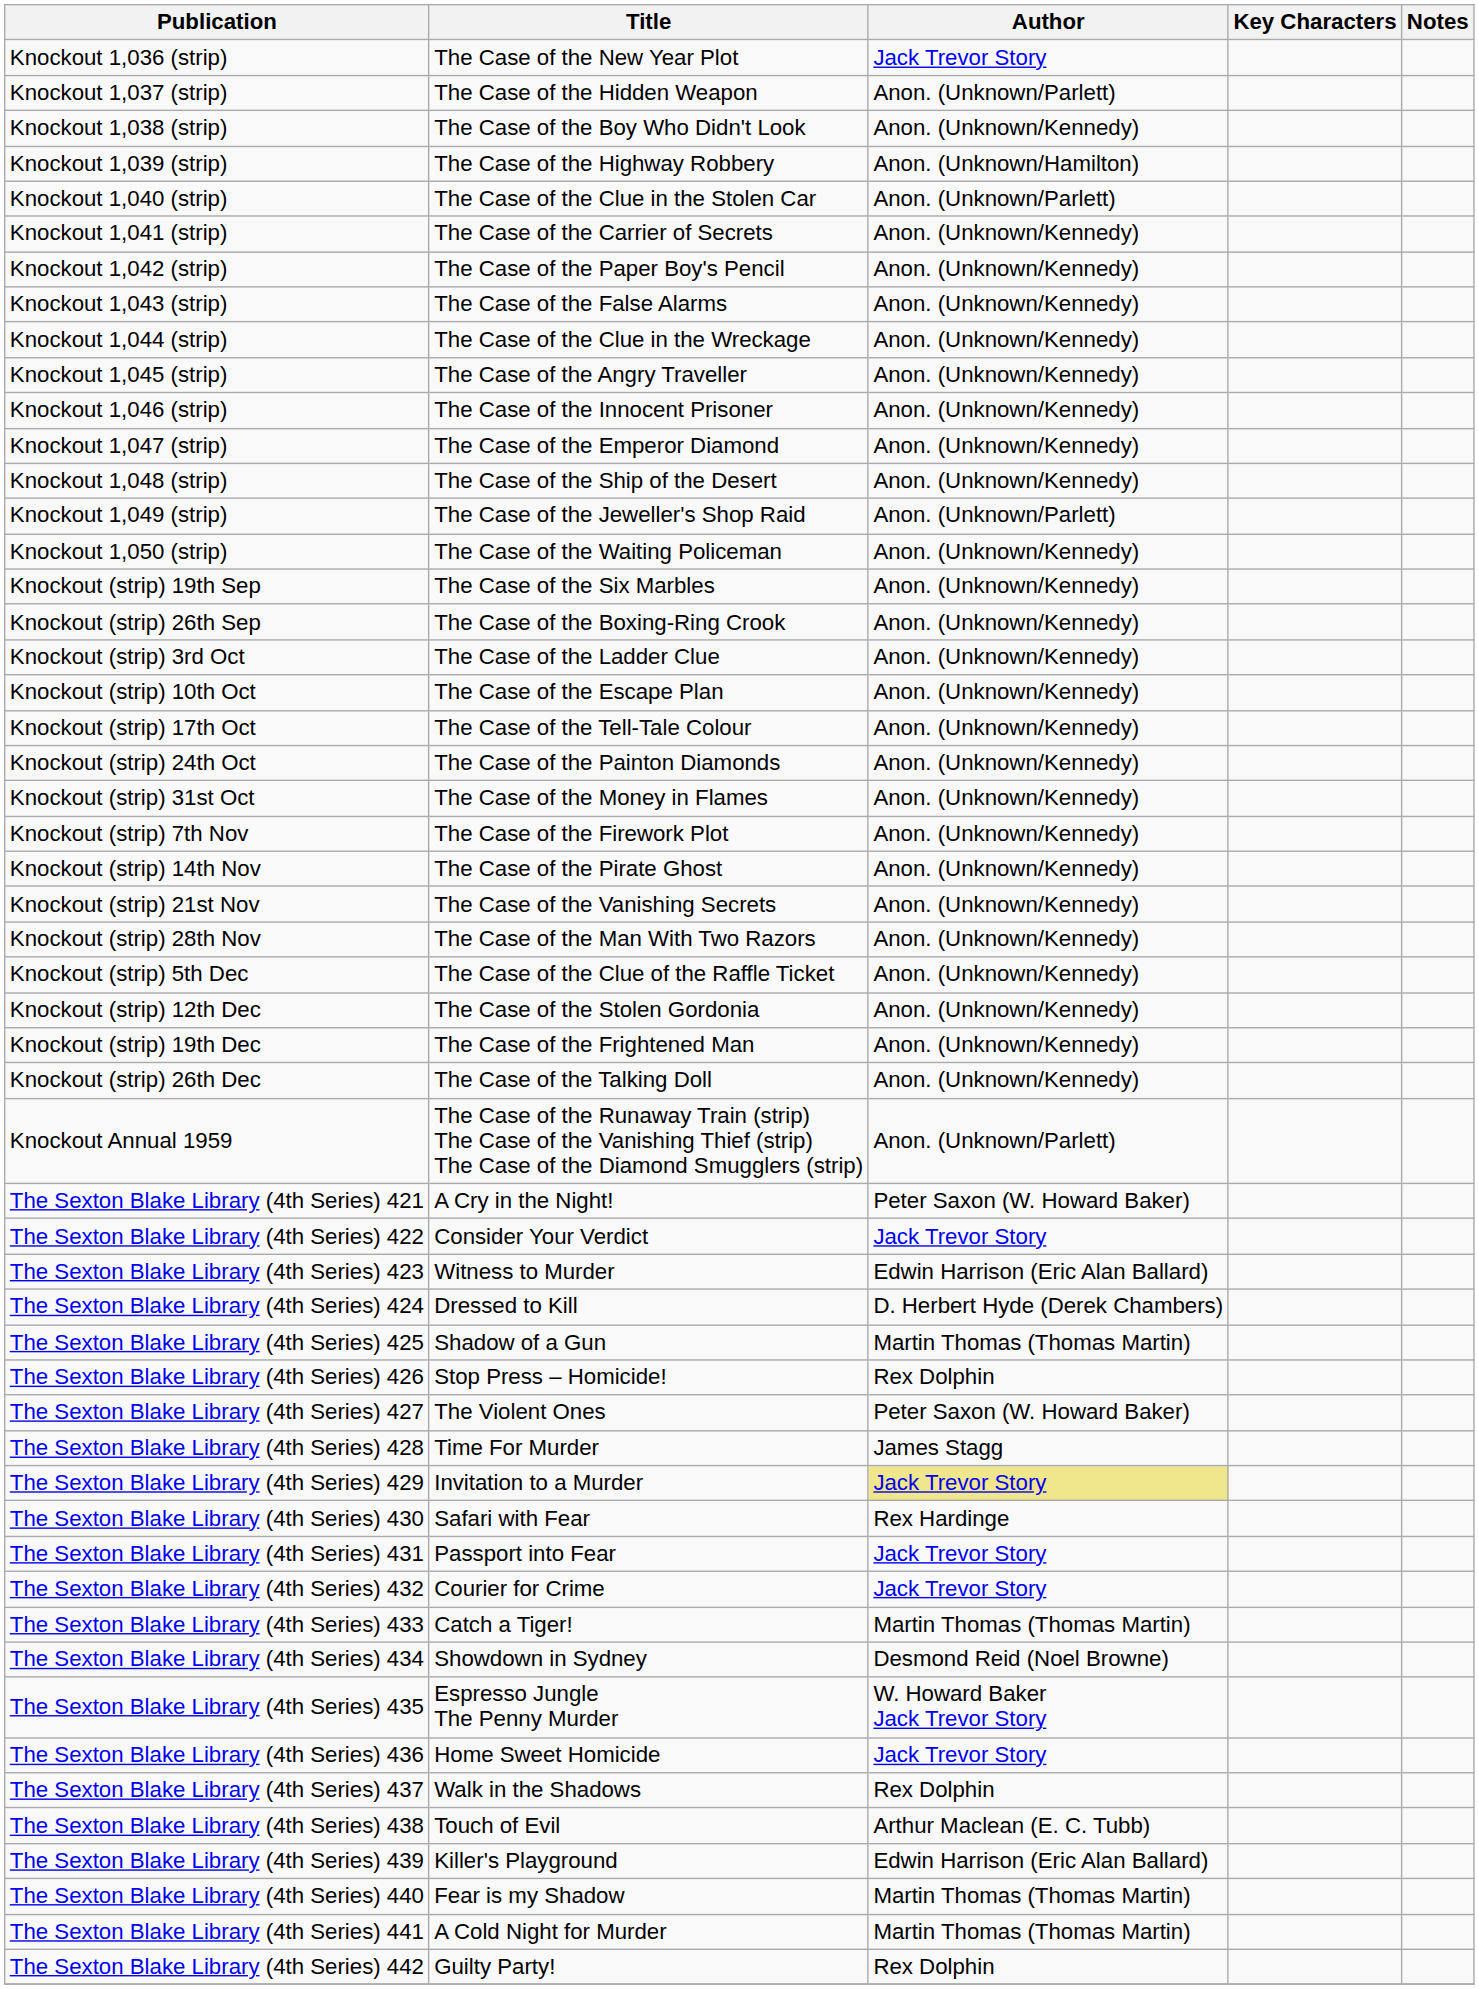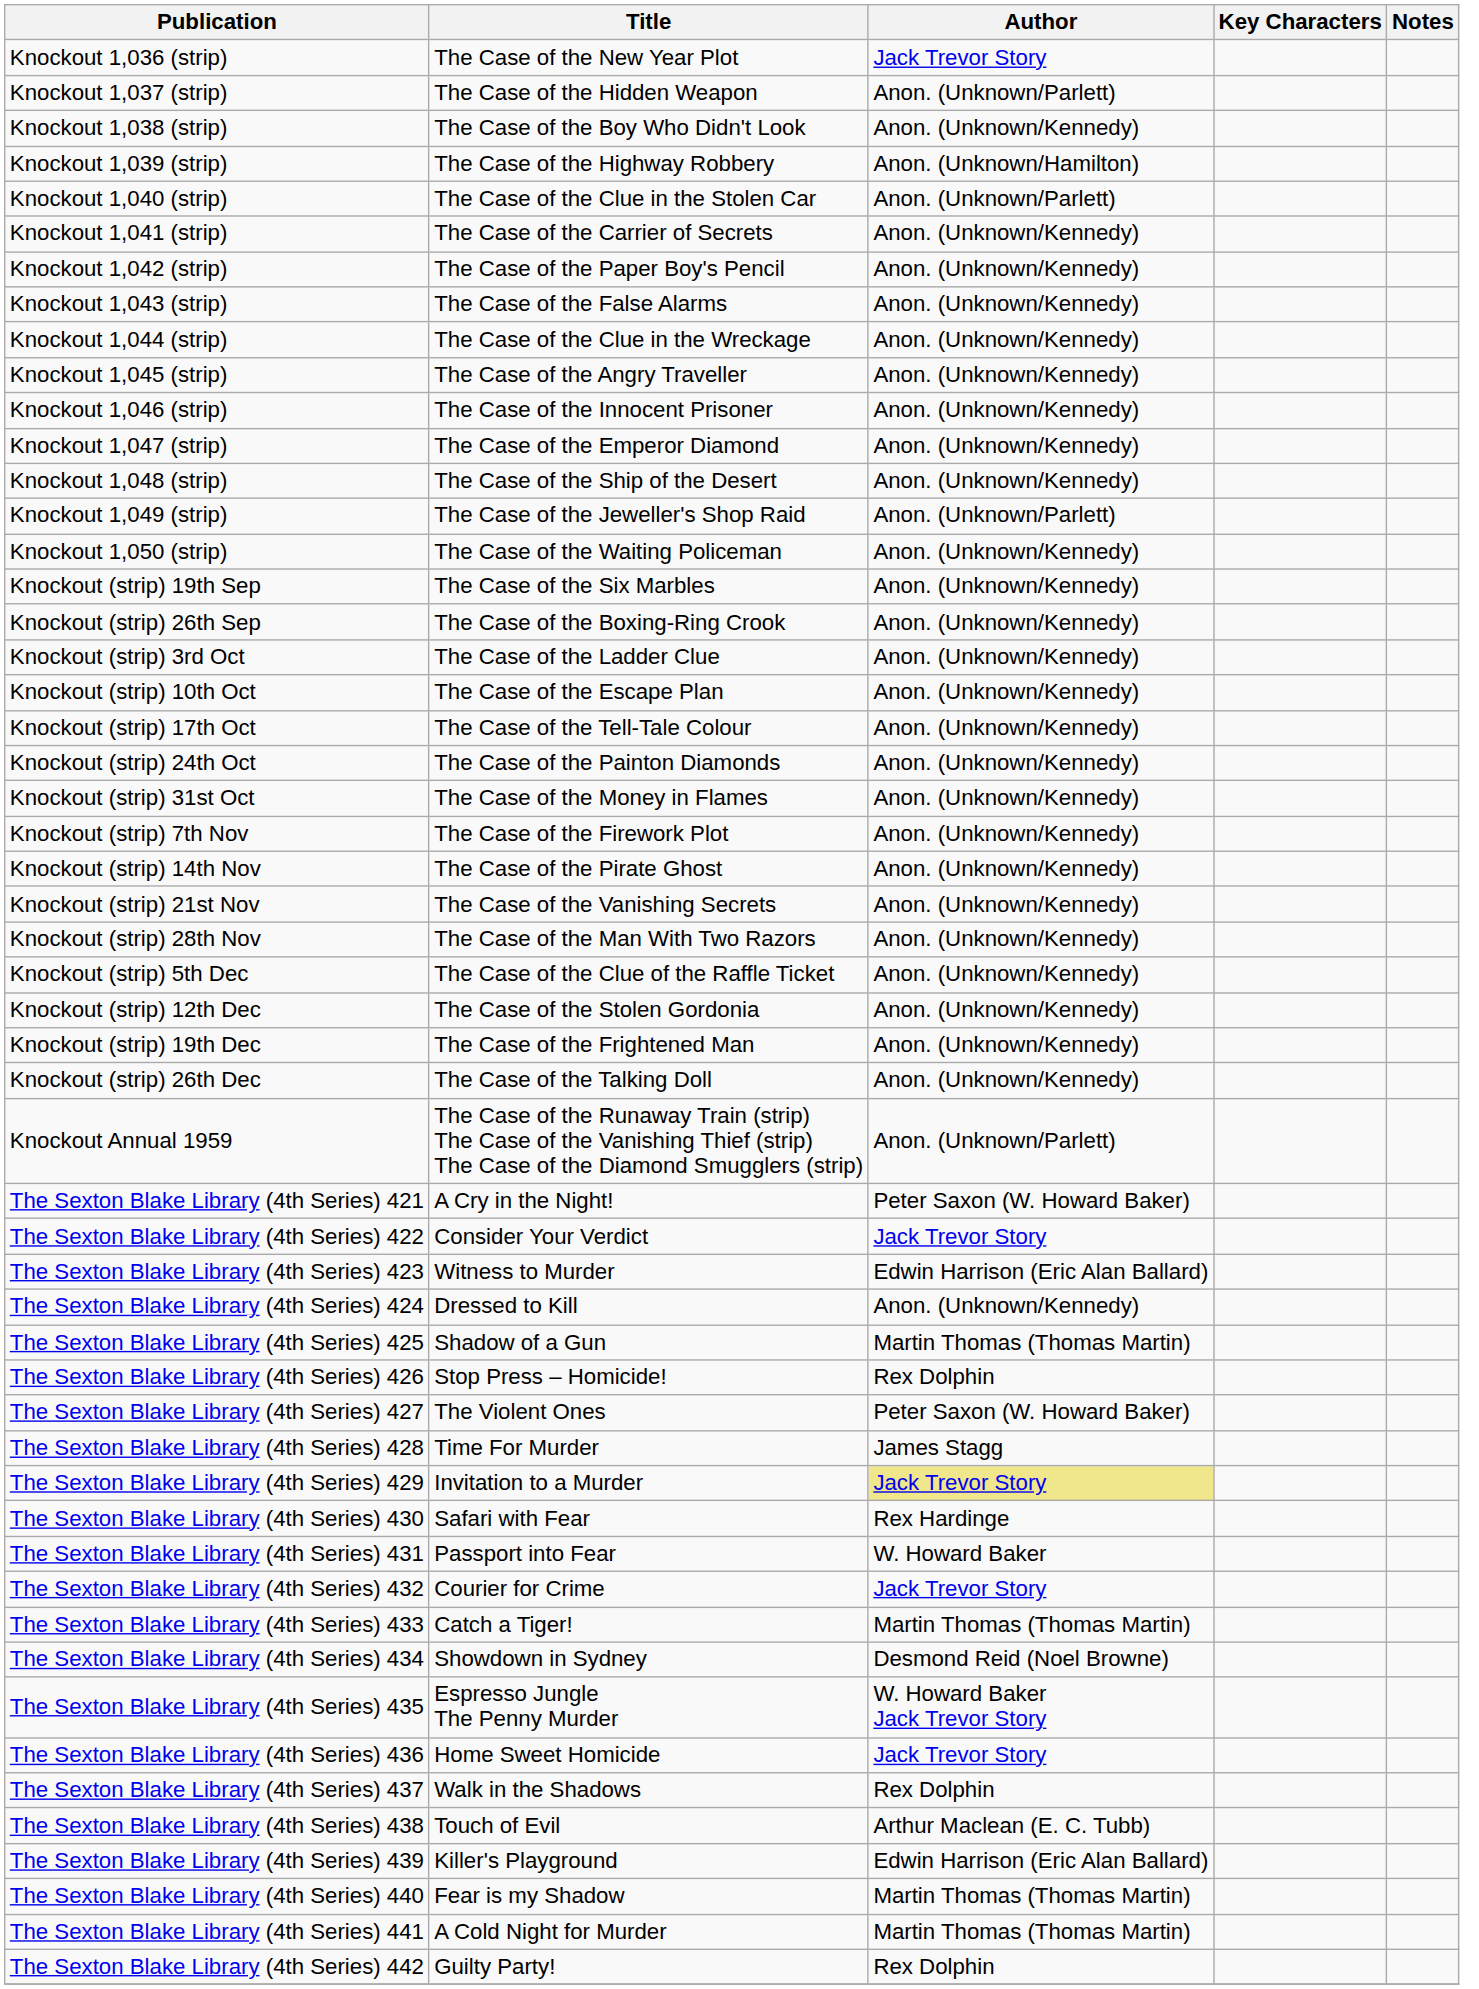(1048, 1306) D. Herbert Hyde (Derek Chambers) -> (1006, 1306) Anon. (Unknown/Kennedy)
(960, 1553) Jack Trevor Story -> (960, 1553) W. Howard Baker
